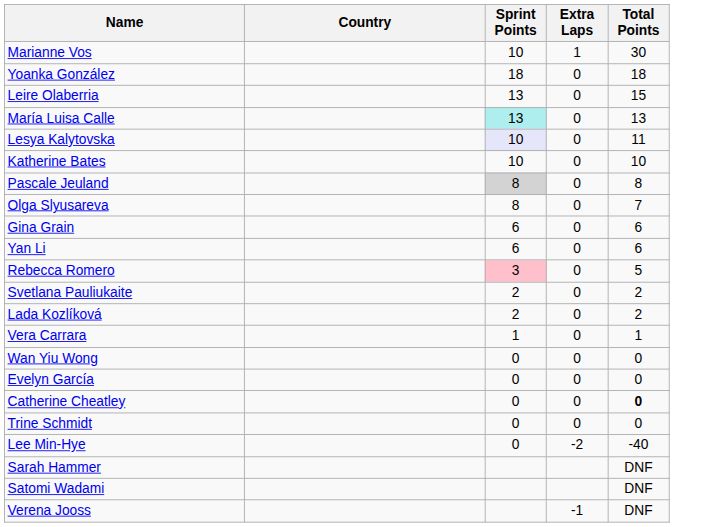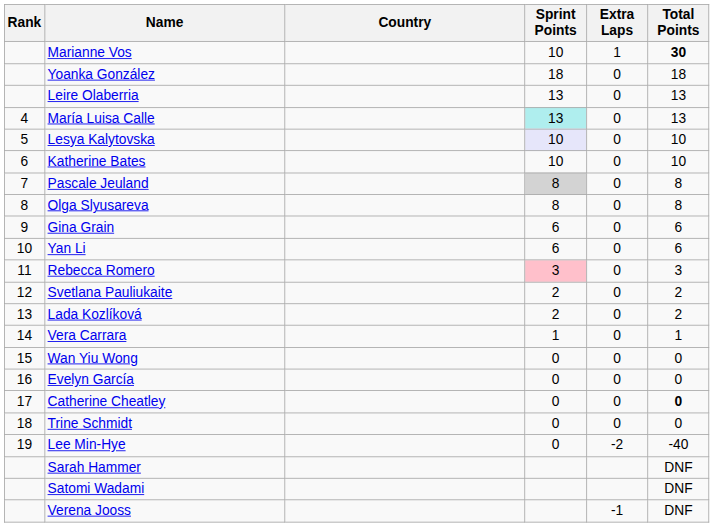+ column: (24, 23)
(638, 52) normal -> (678, 52) bold
(638, 96) 15 -> (678, 96) 13
(638, 140) 11 -> (678, 140) 10
(638, 205) 7 -> (678, 205) 8
(638, 270) 5 -> (678, 270) 3
